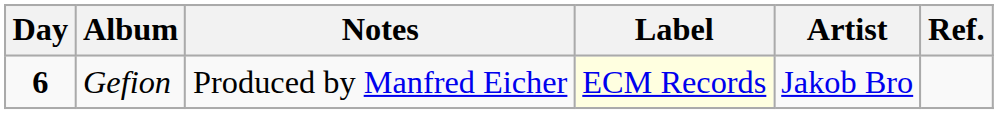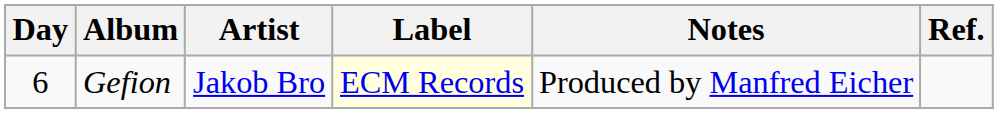columns swapped: (847, 30) <-> (380, 30)
(40, 81) bold -> (40, 81) normal
